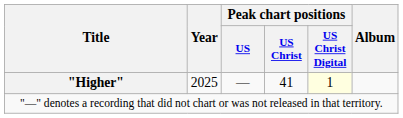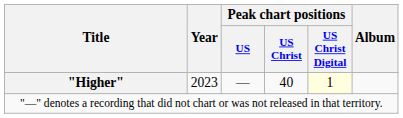(204, 83) 2025 -> (204, 83) 2023
(286, 83) 41 -> (286, 83) 40
